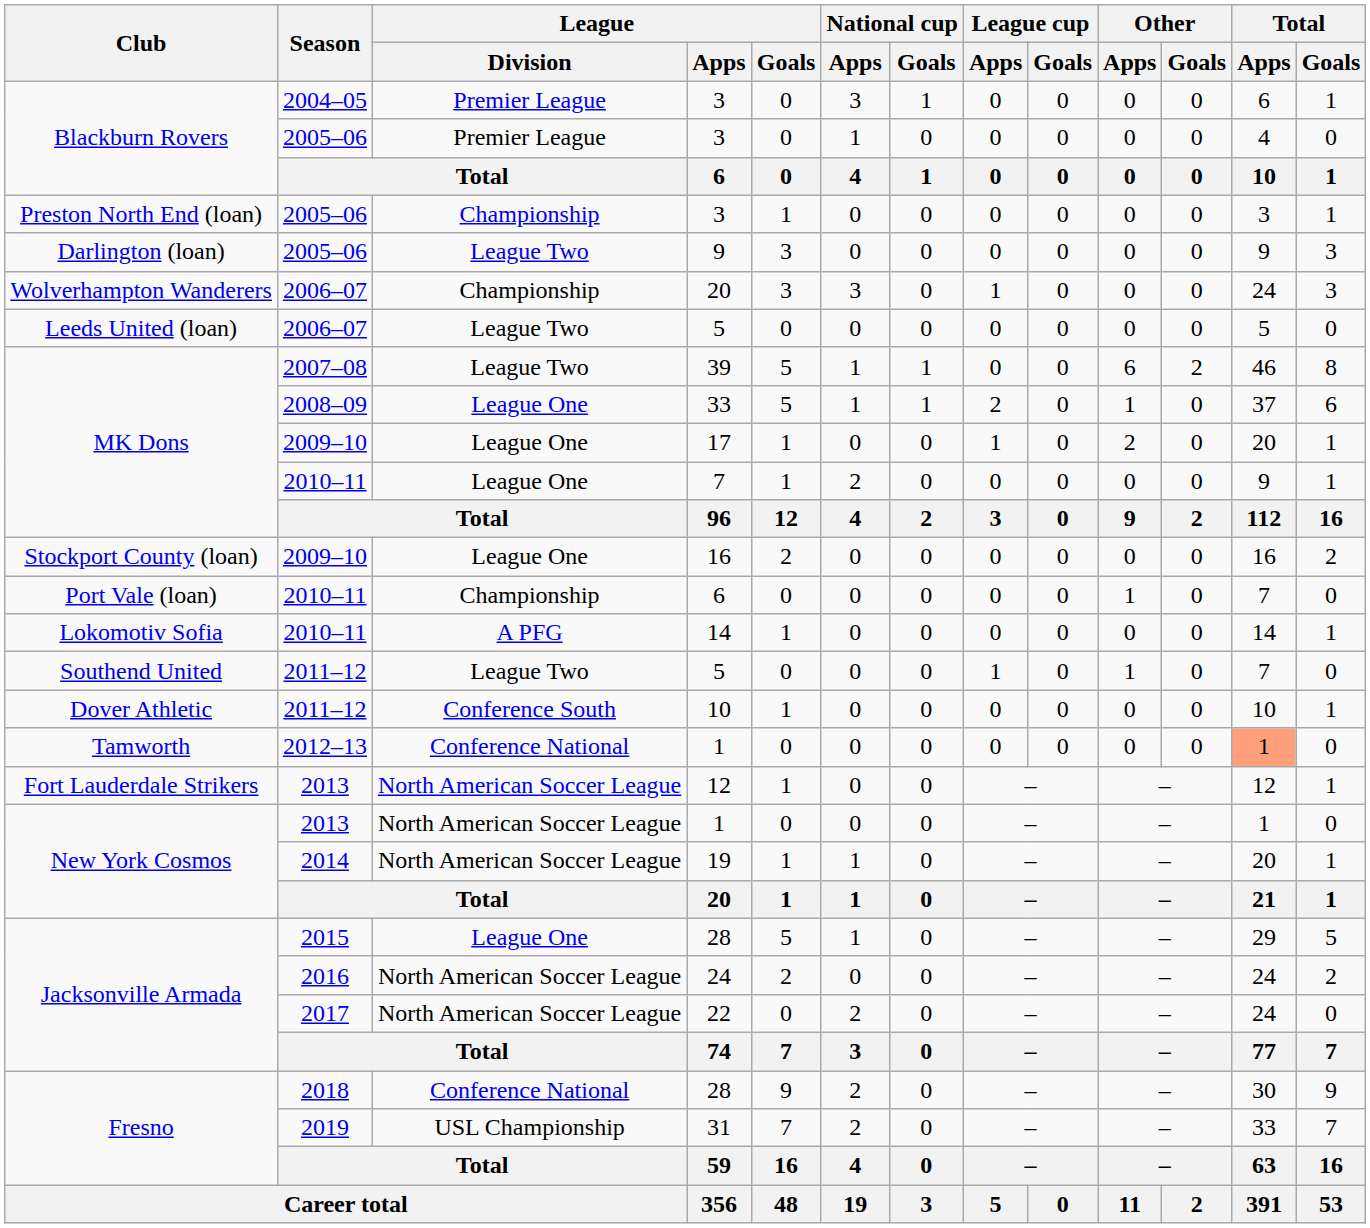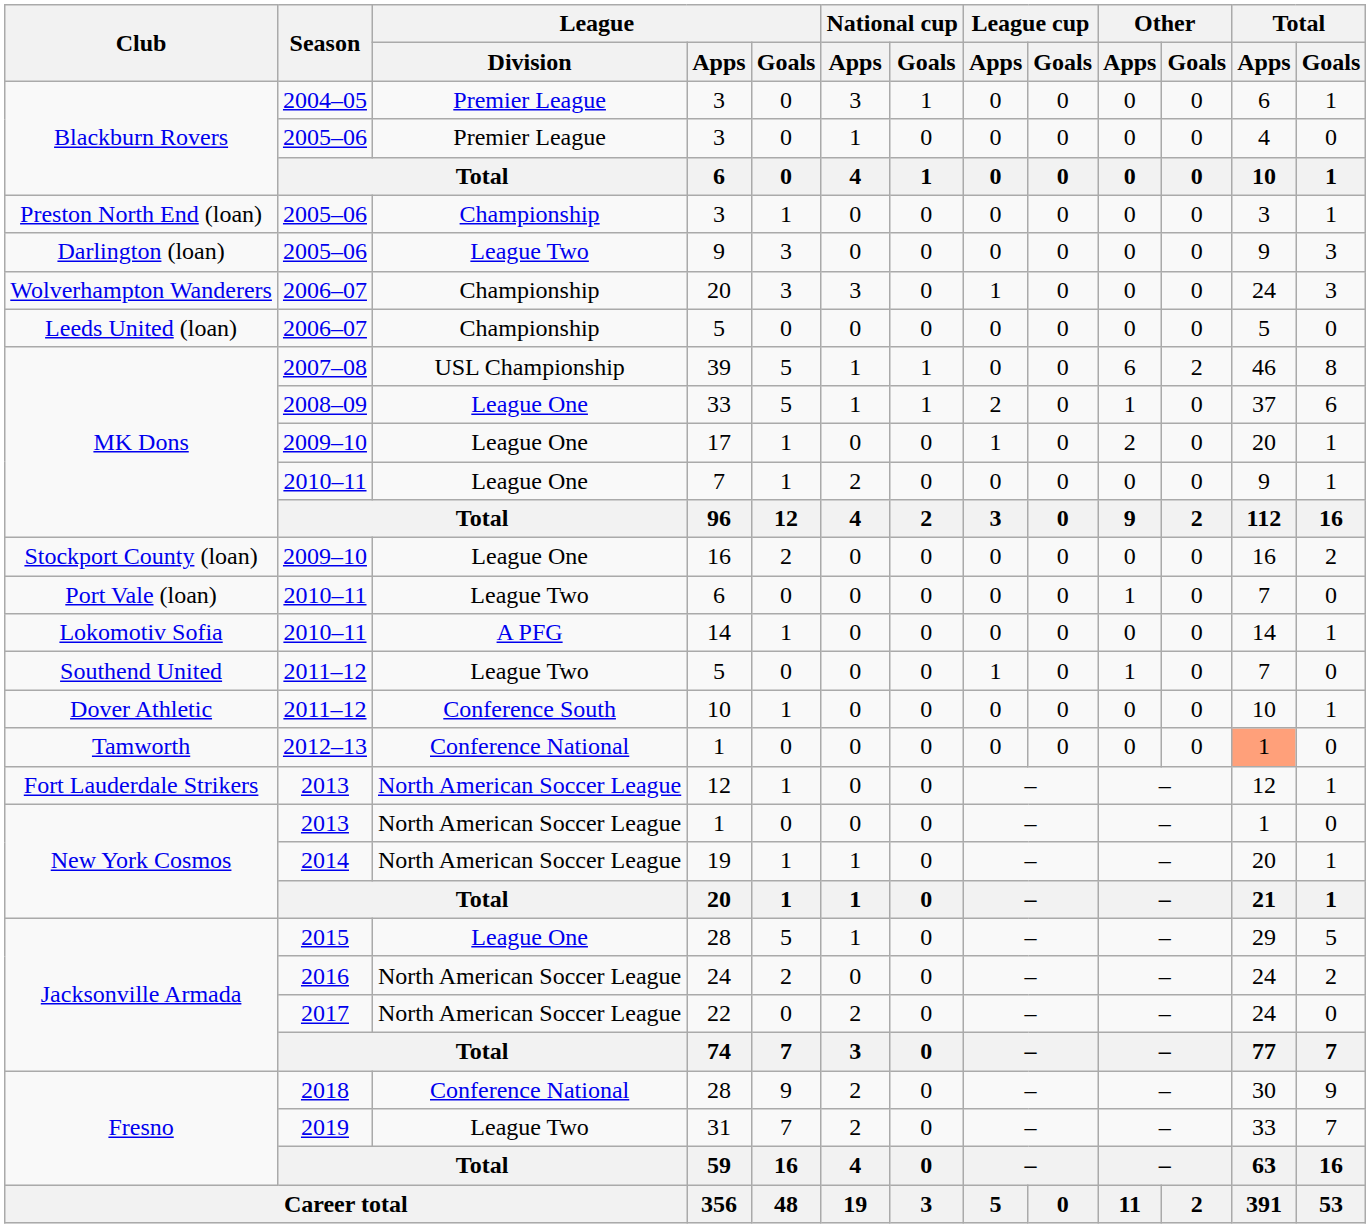(530, 328) League Two -> (530, 328) Championship
(530, 366) League Two -> (530, 366) USL Championship
(530, 594) Championship -> (530, 594) League Two
(530, 1127) USL Championship -> (530, 1127) League Two
